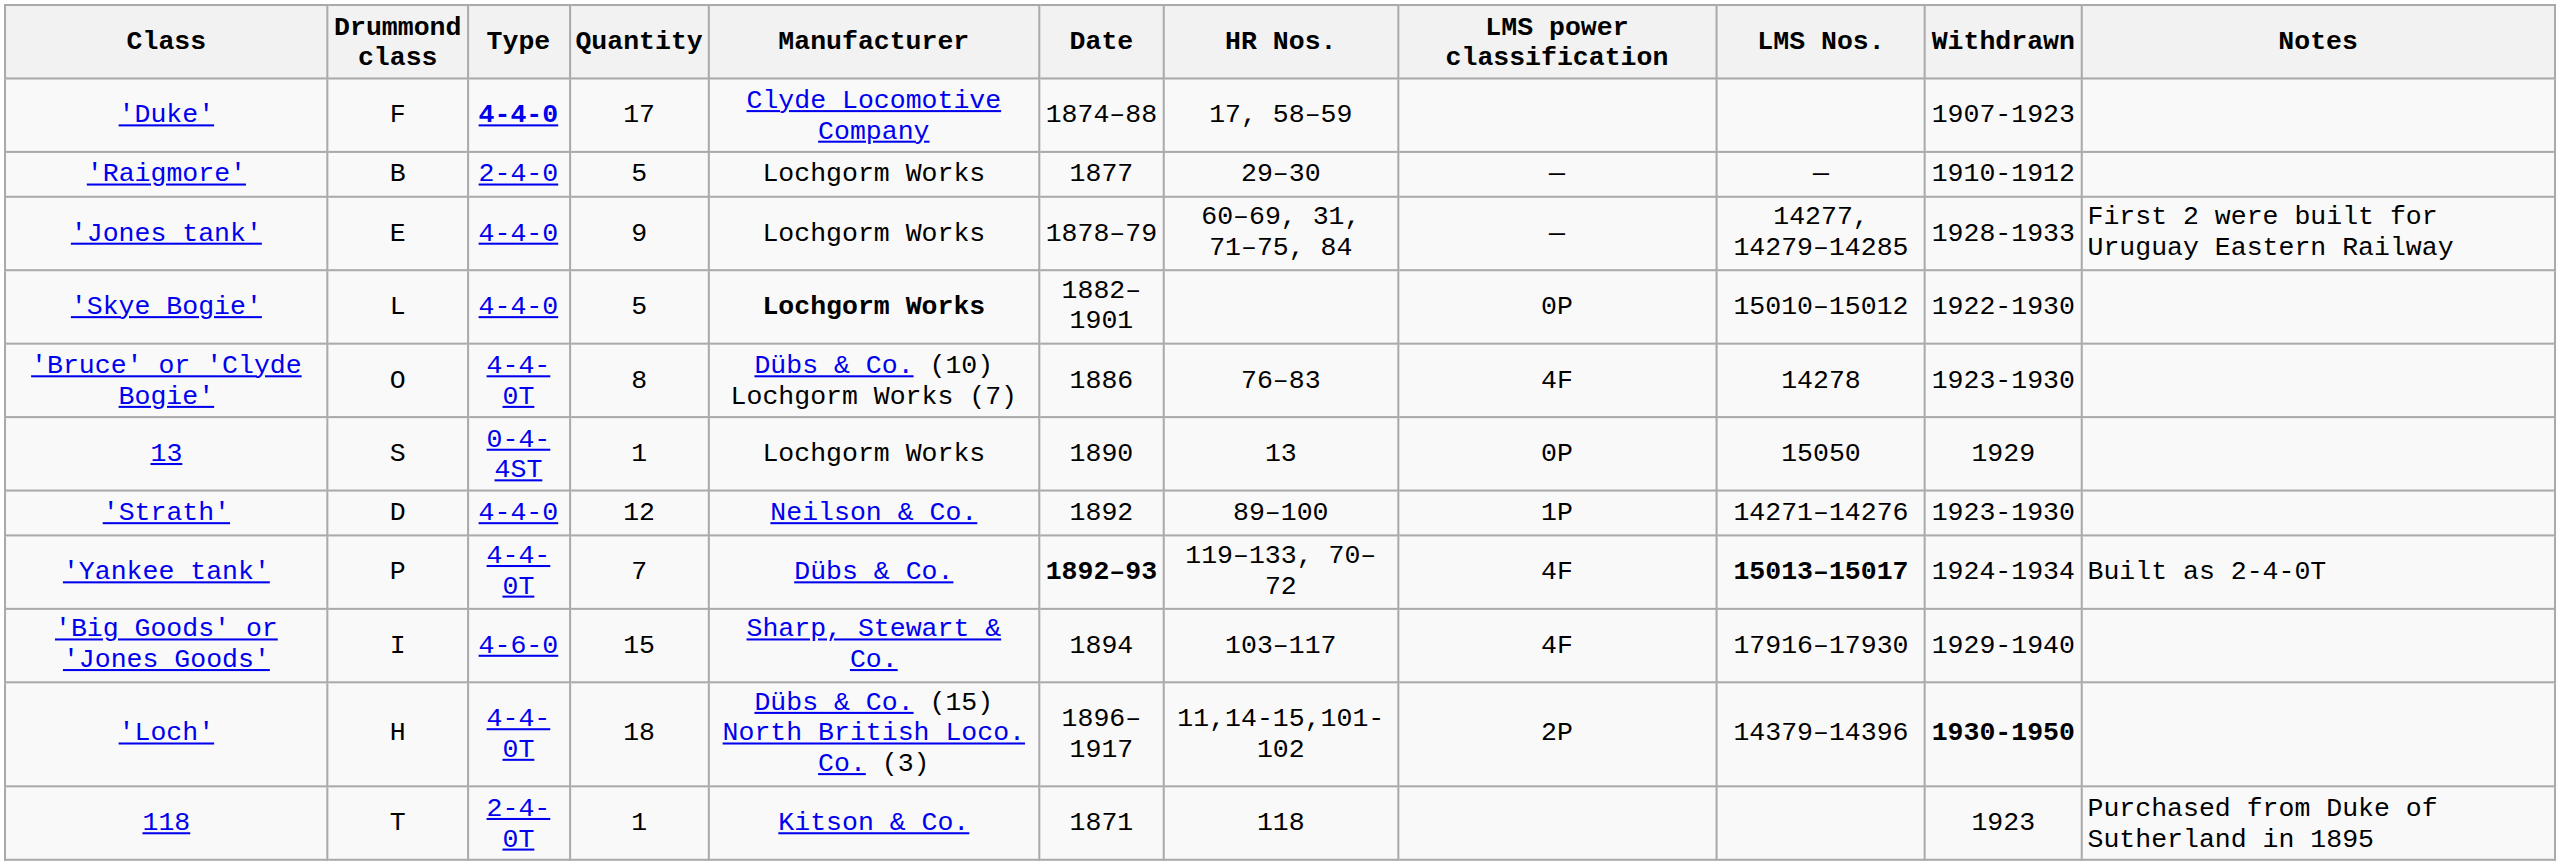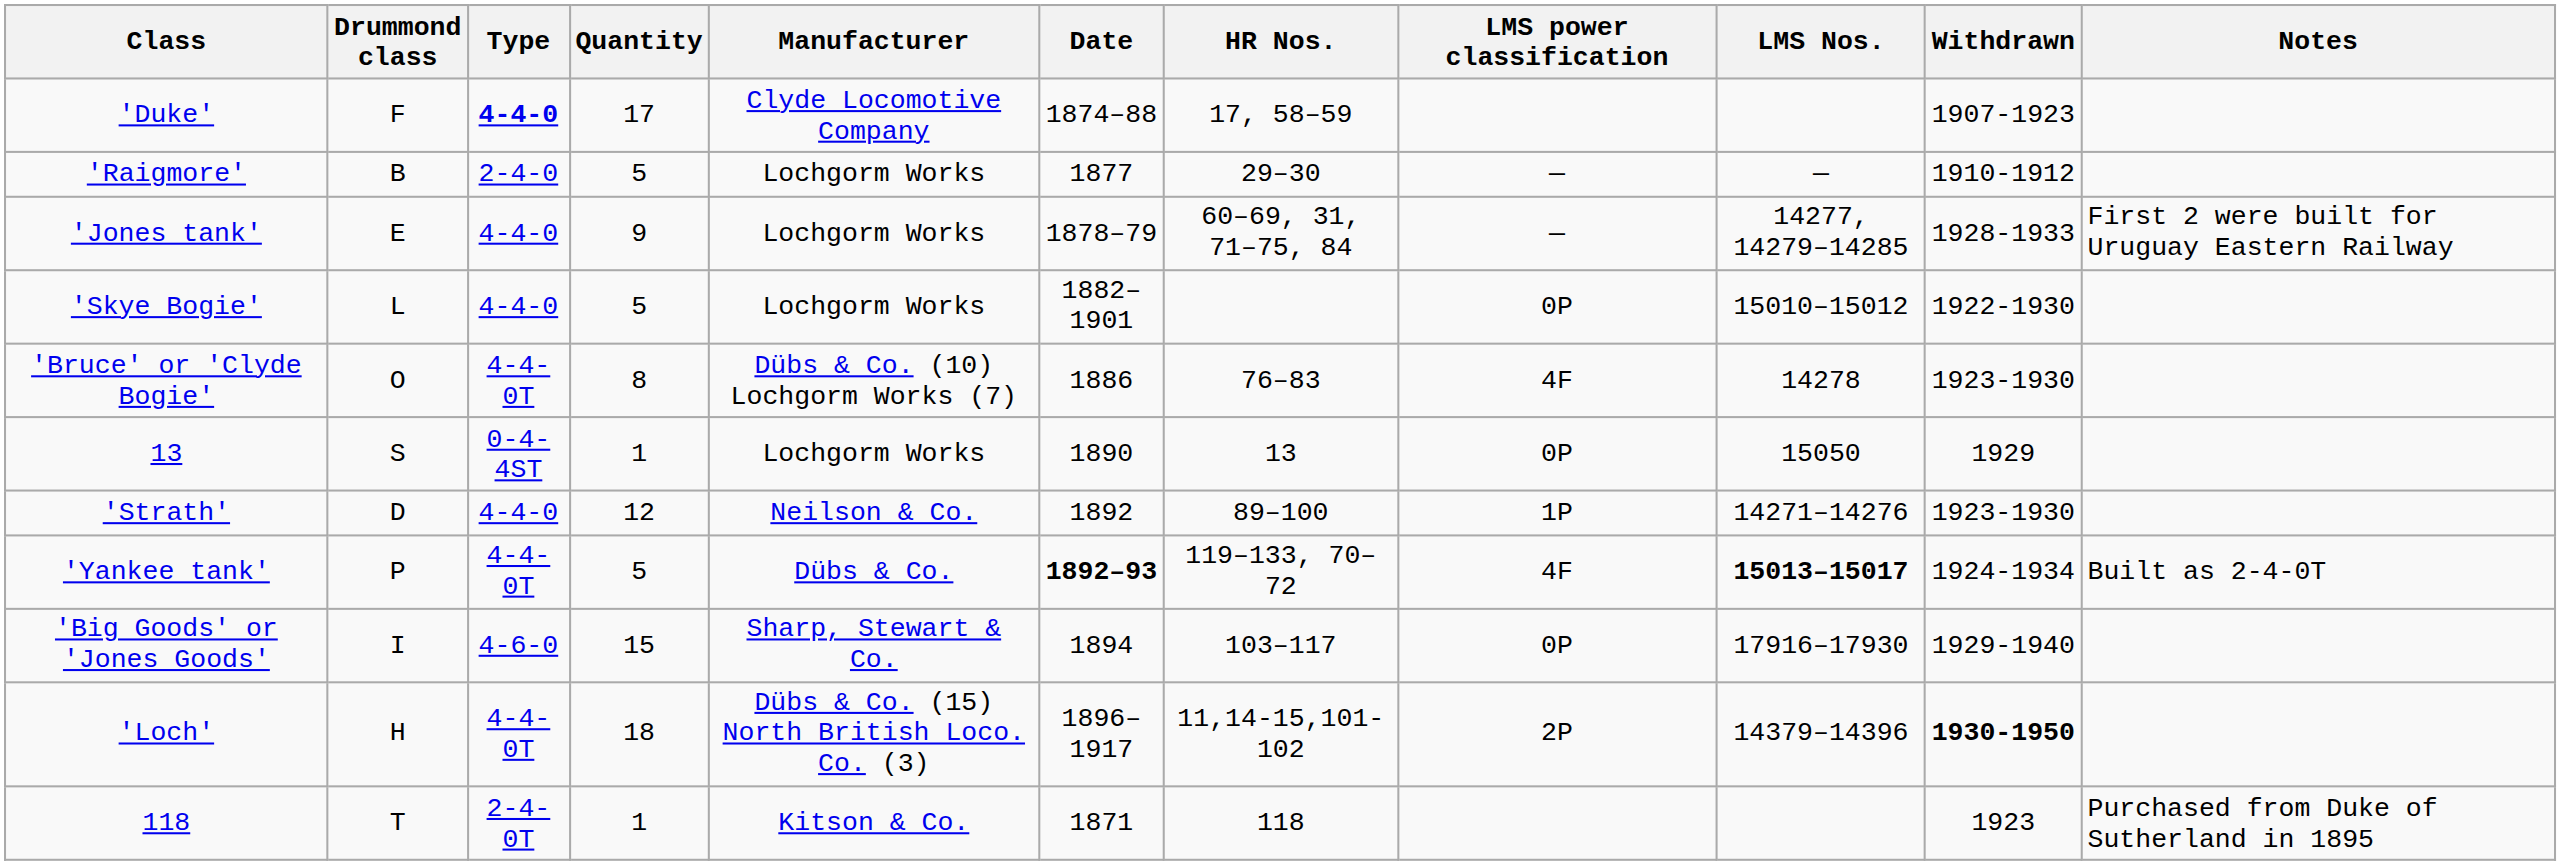(874, 307) bold -> (874, 307) normal
(639, 571) 7 -> (639, 571) 5
(1557, 645) 4F -> (1557, 645) 0P
